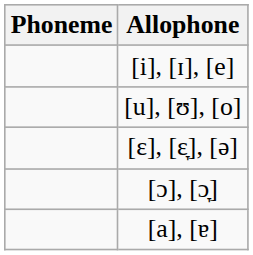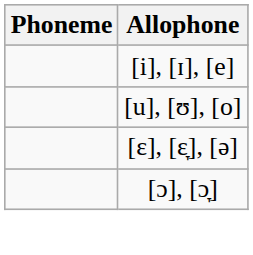- row: (183, 229)
